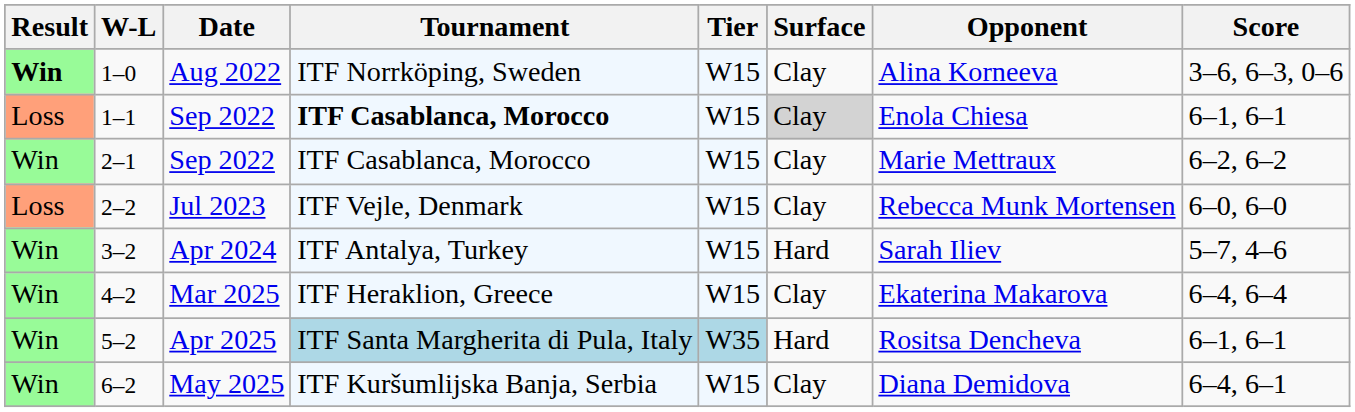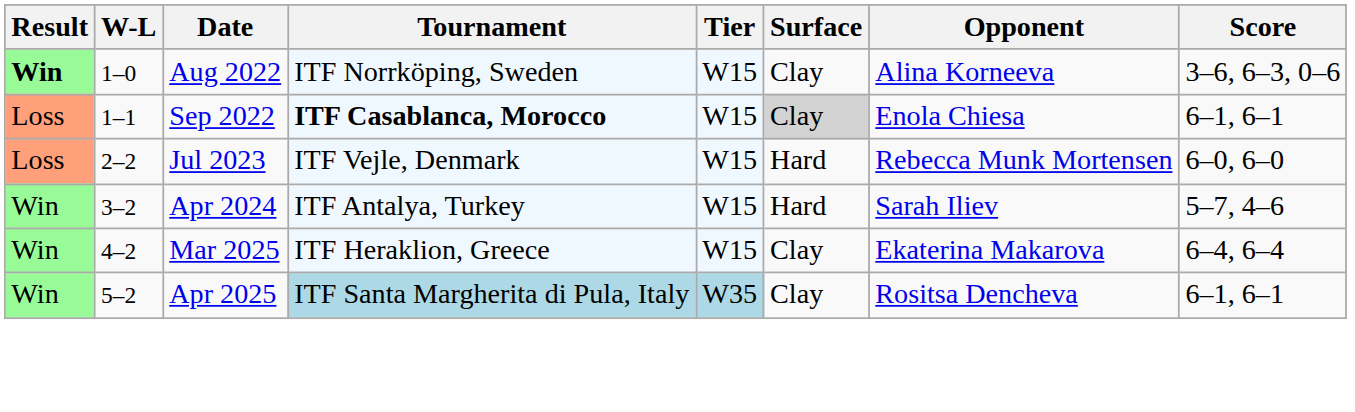- row: (119, 162)
(800, 205) Clay -> (798, 160) Hard
(801, 339) Hard -> (797, 294) Clay
- row: (119, 385)
